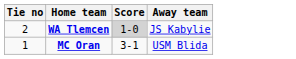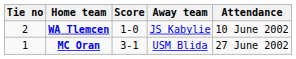+ column: (252, 13)
(129, 29) lightgrey background -> (129, 29) no background
